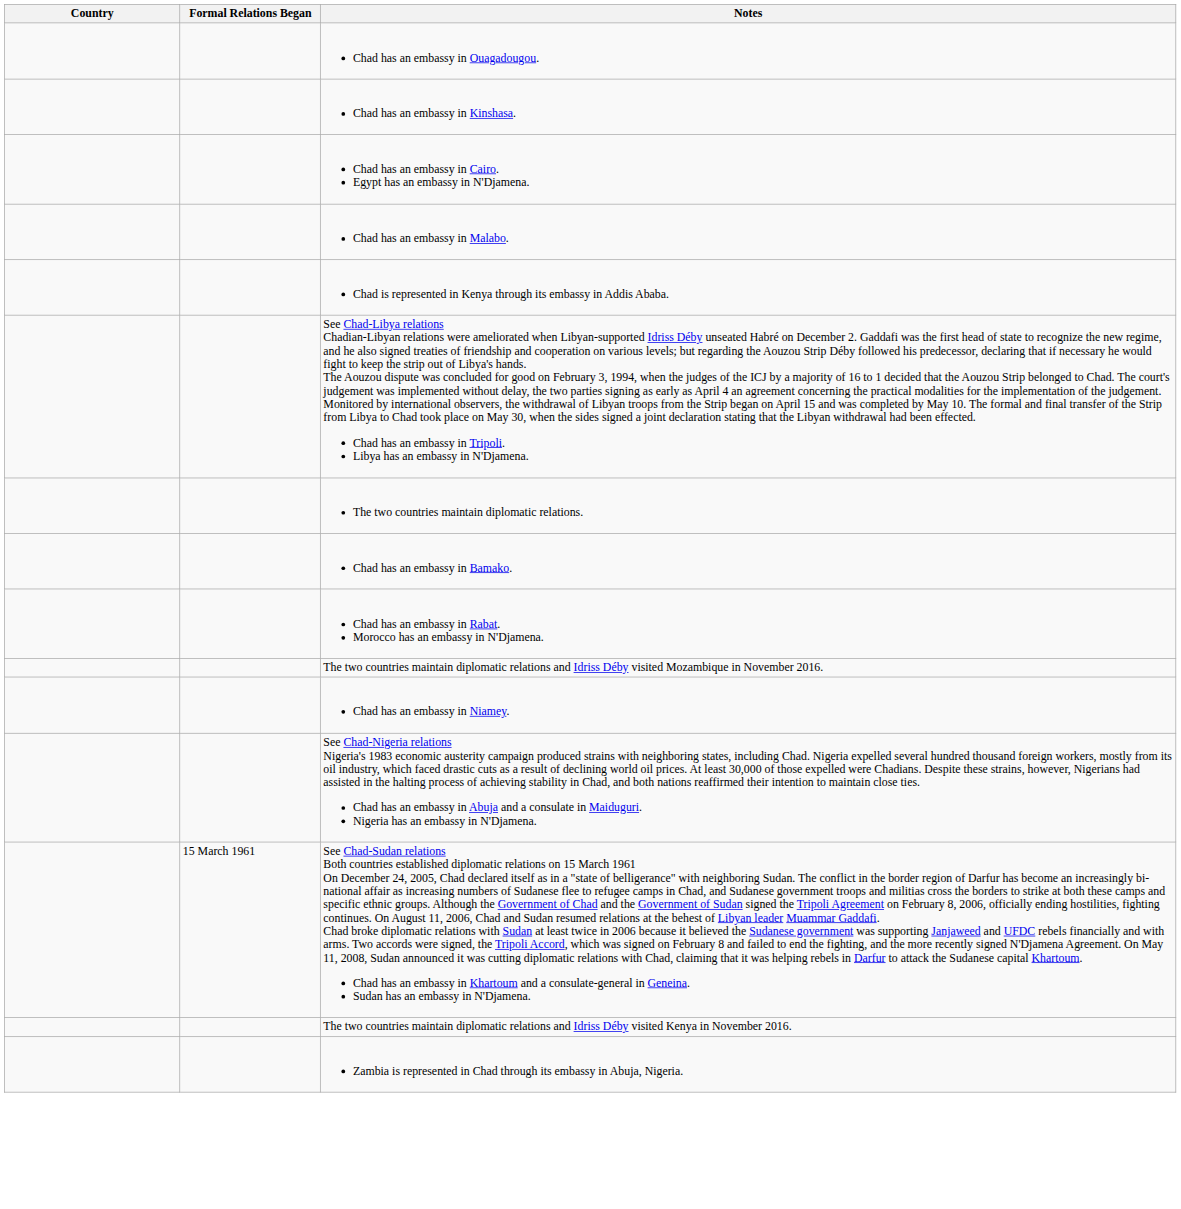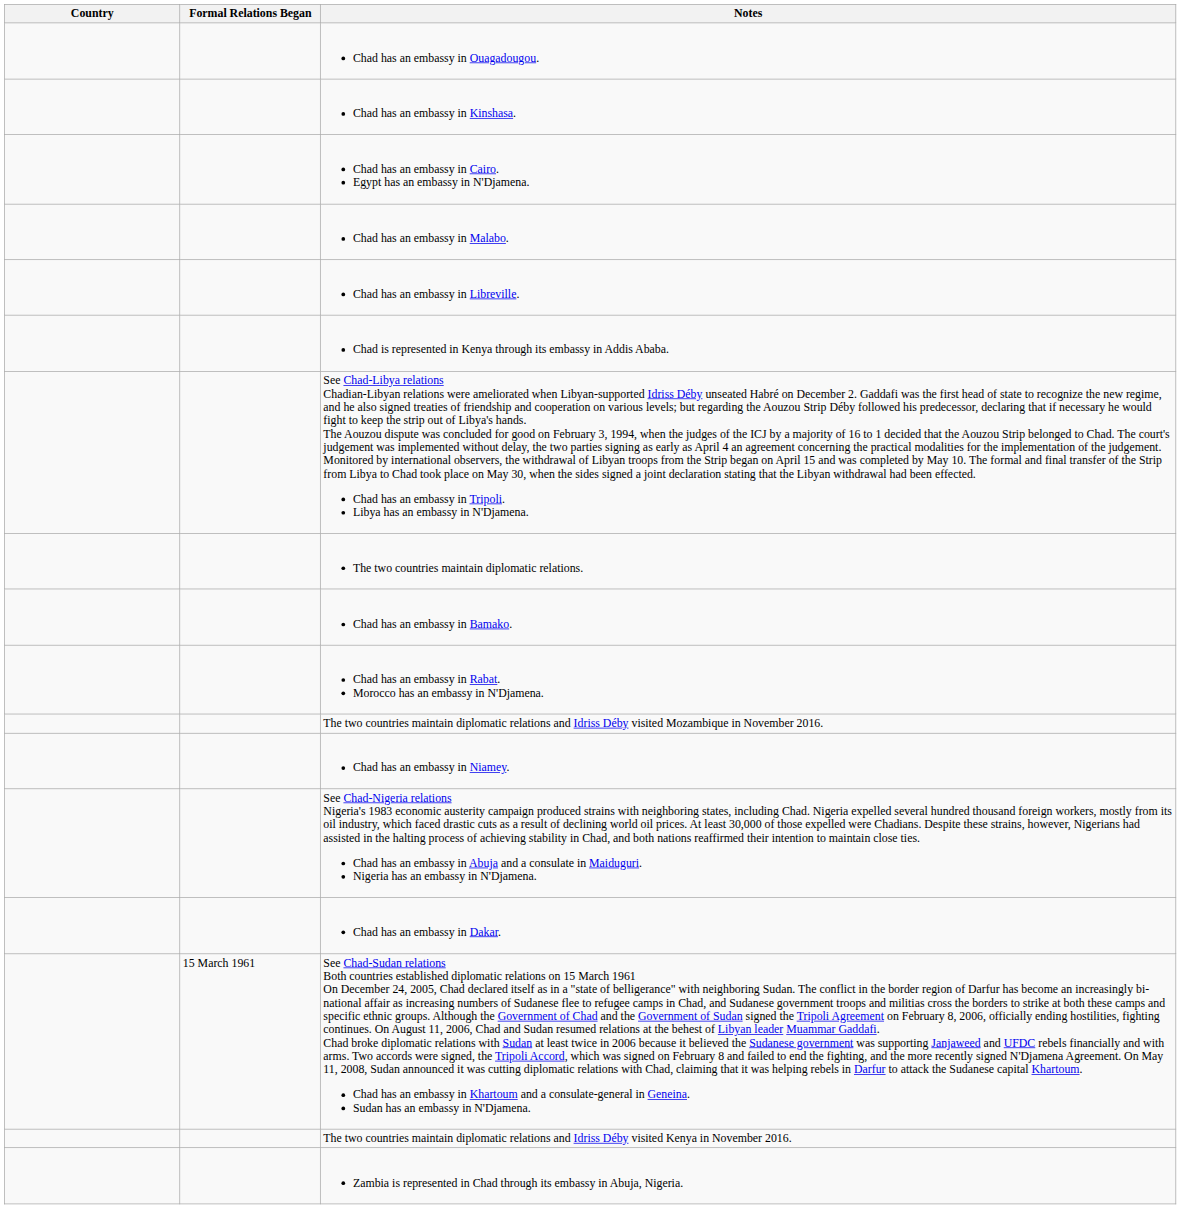+ row: (748, 294)
+ row: (748, 932)
